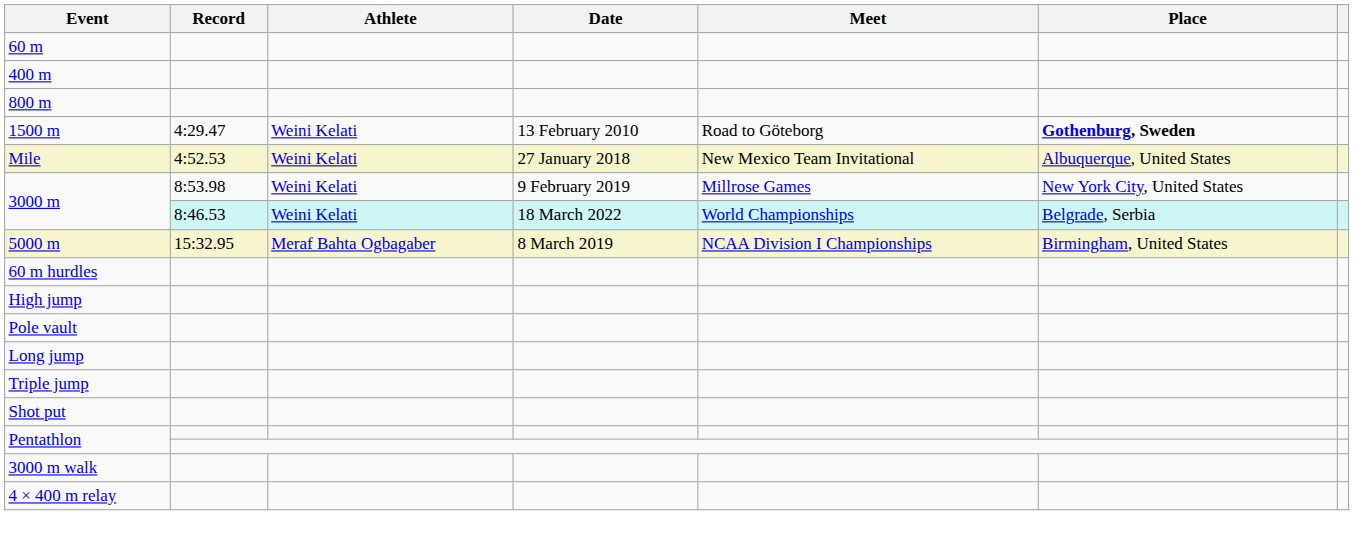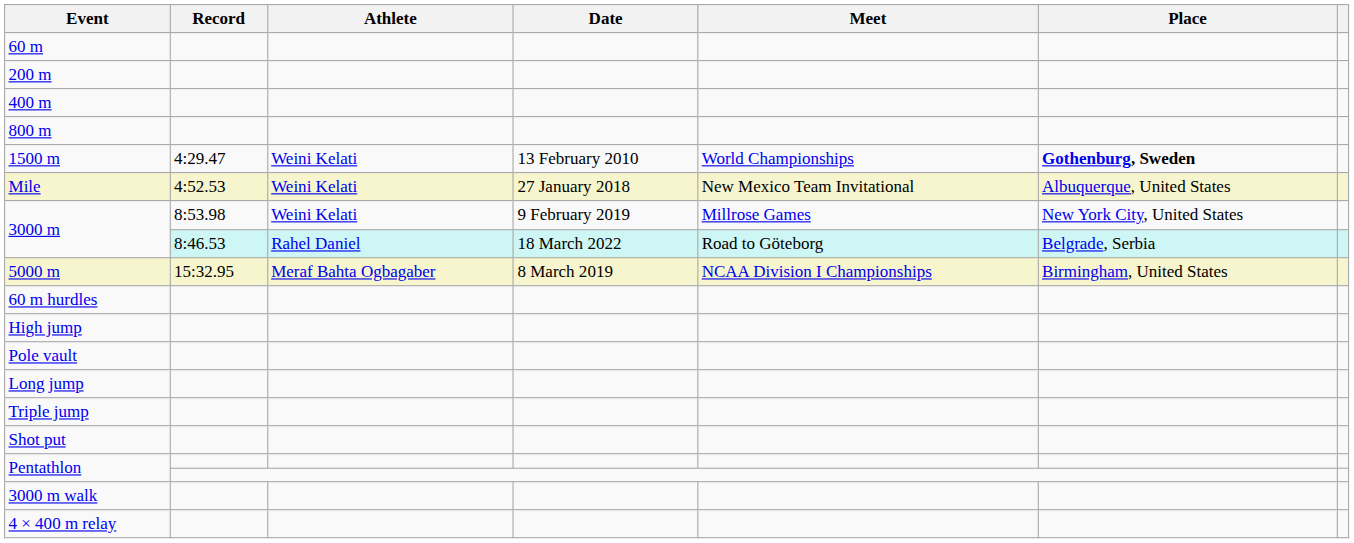+ row: (30, 74)
(762, 131) Road to Göteborg -> (778, 159) World Championships
(314, 215) Weini Kelati -> (316, 243) Rahel Daniel
(778, 215) World Championships -> (762, 243) Road to Göteborg
